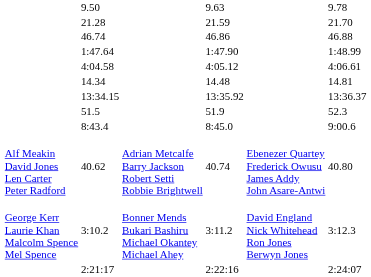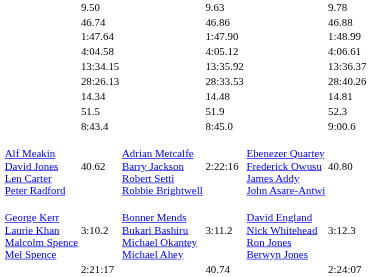- row: (41, 22)
rows swapped: (41, 97) <-> (41, 82)
+ row: (41, 82)
(218, 166) 40.74 -> (222, 166) 2:22:16
(222, 269) 2:22:16 -> (218, 269) 40.74
